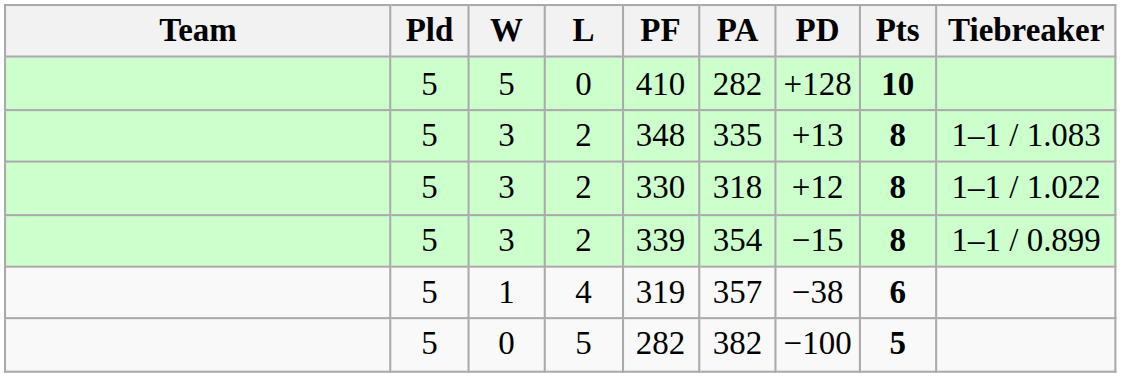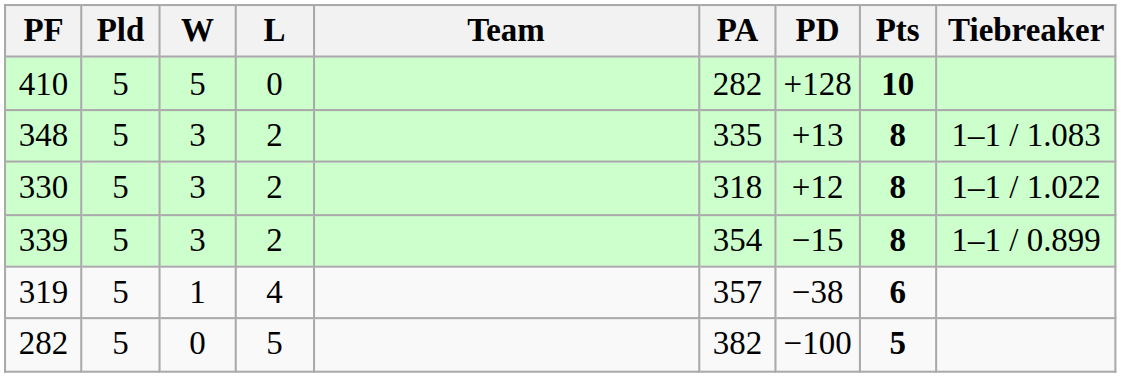columns swapped: (198, 30) <-> (660, 30)
